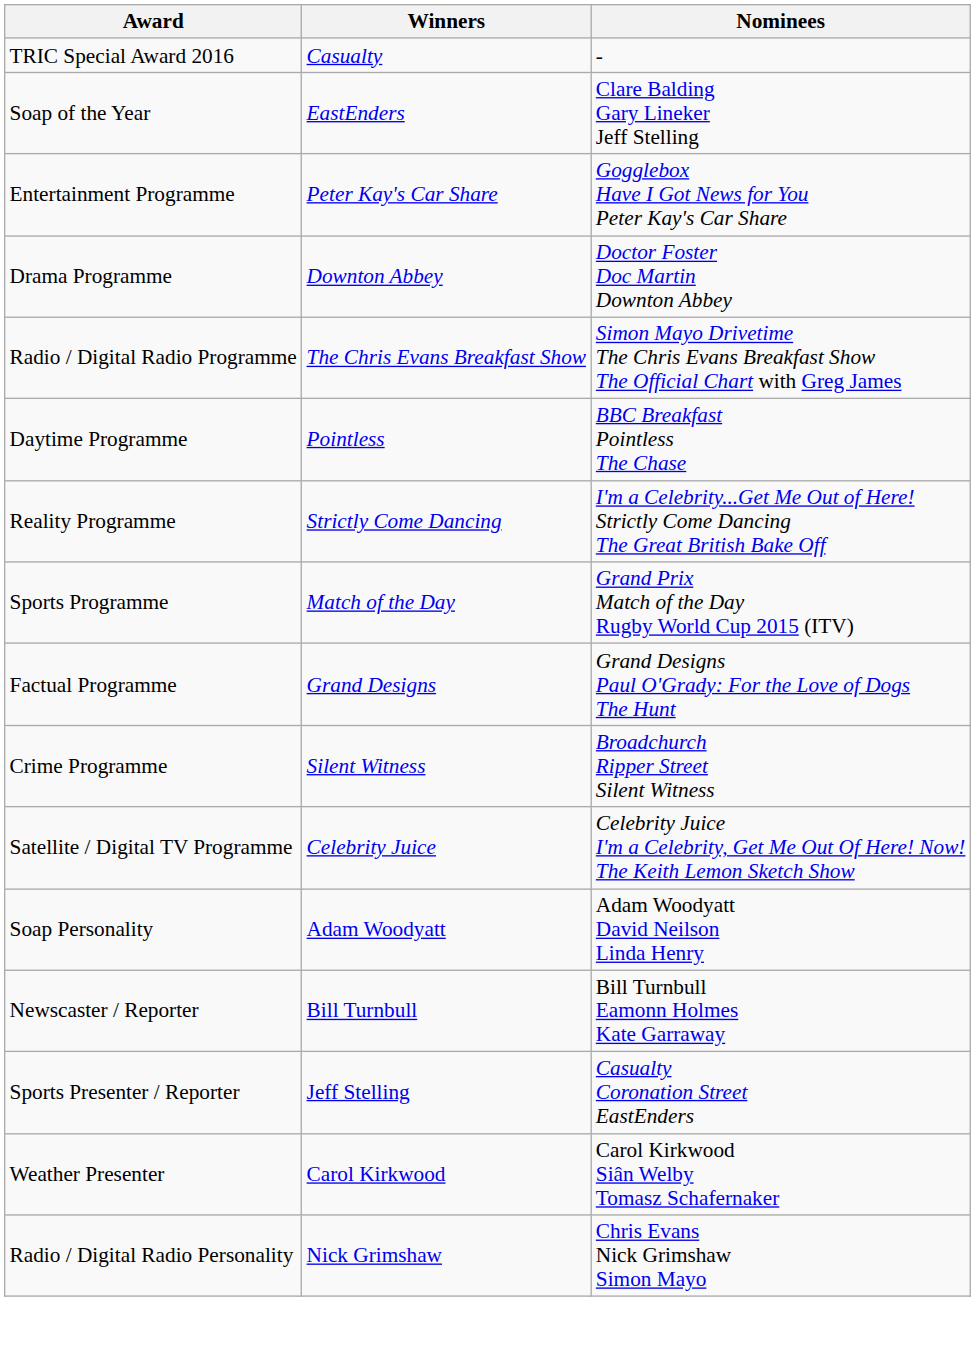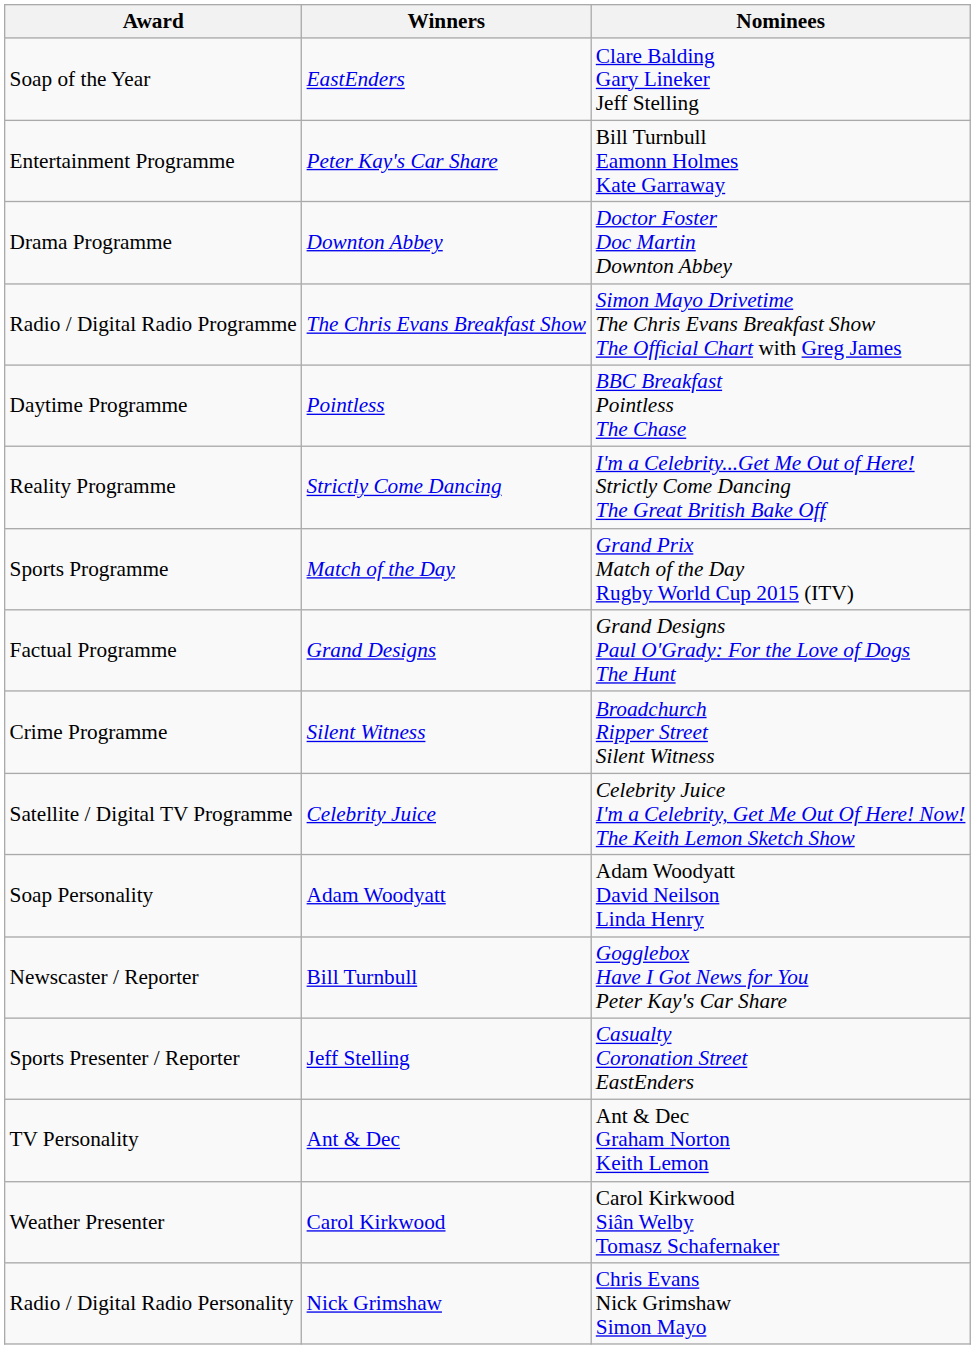- row: (122, 55)
(702, 194) Gogglebox Have I Got News for You Peter Kay's Car Share -> (667, 160) Bill Turnbull Eamonn Holmes Kate Garraway
(667, 1010) Bill Turnbull Eamonn Holmes Kate Garraway -> (702, 976) Gogglebox Have I Got News for You Peter Kay's Car Share
+ row: (74, 1140)
